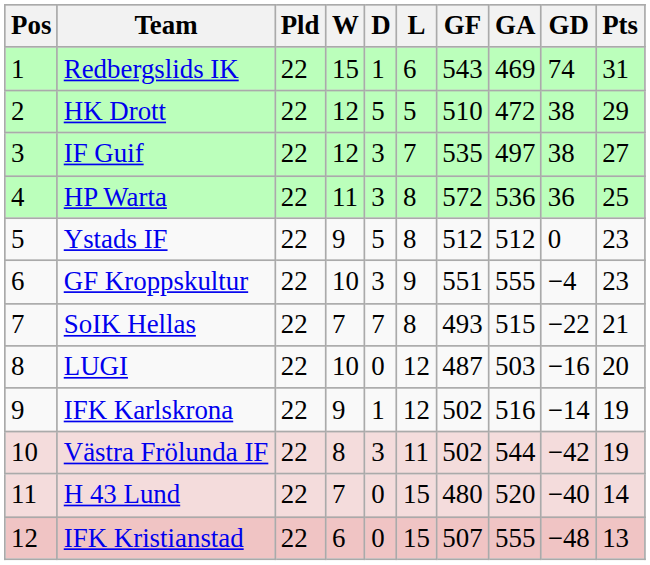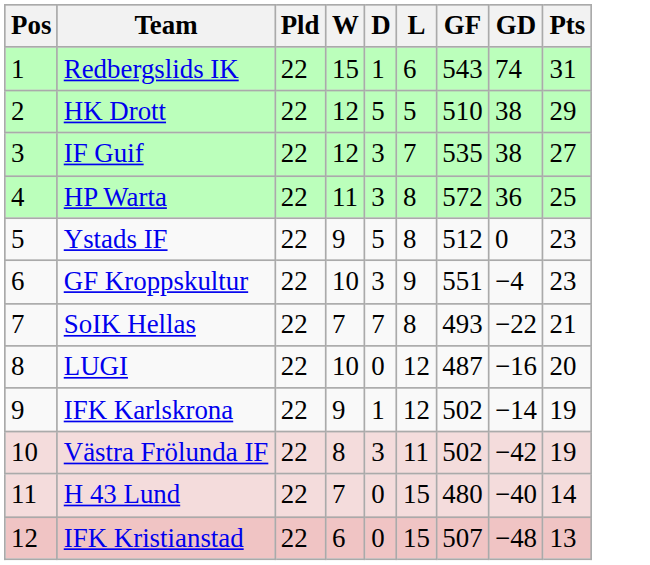- column: (515, 25)
